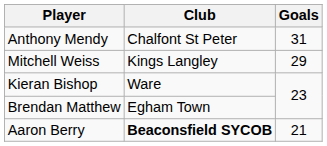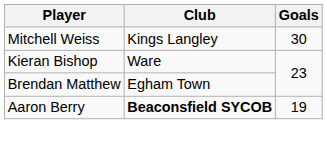- row: (58, 38)
(299, 61) 29 -> (299, 38) 30
(299, 130) 21 -> (299, 107) 19
